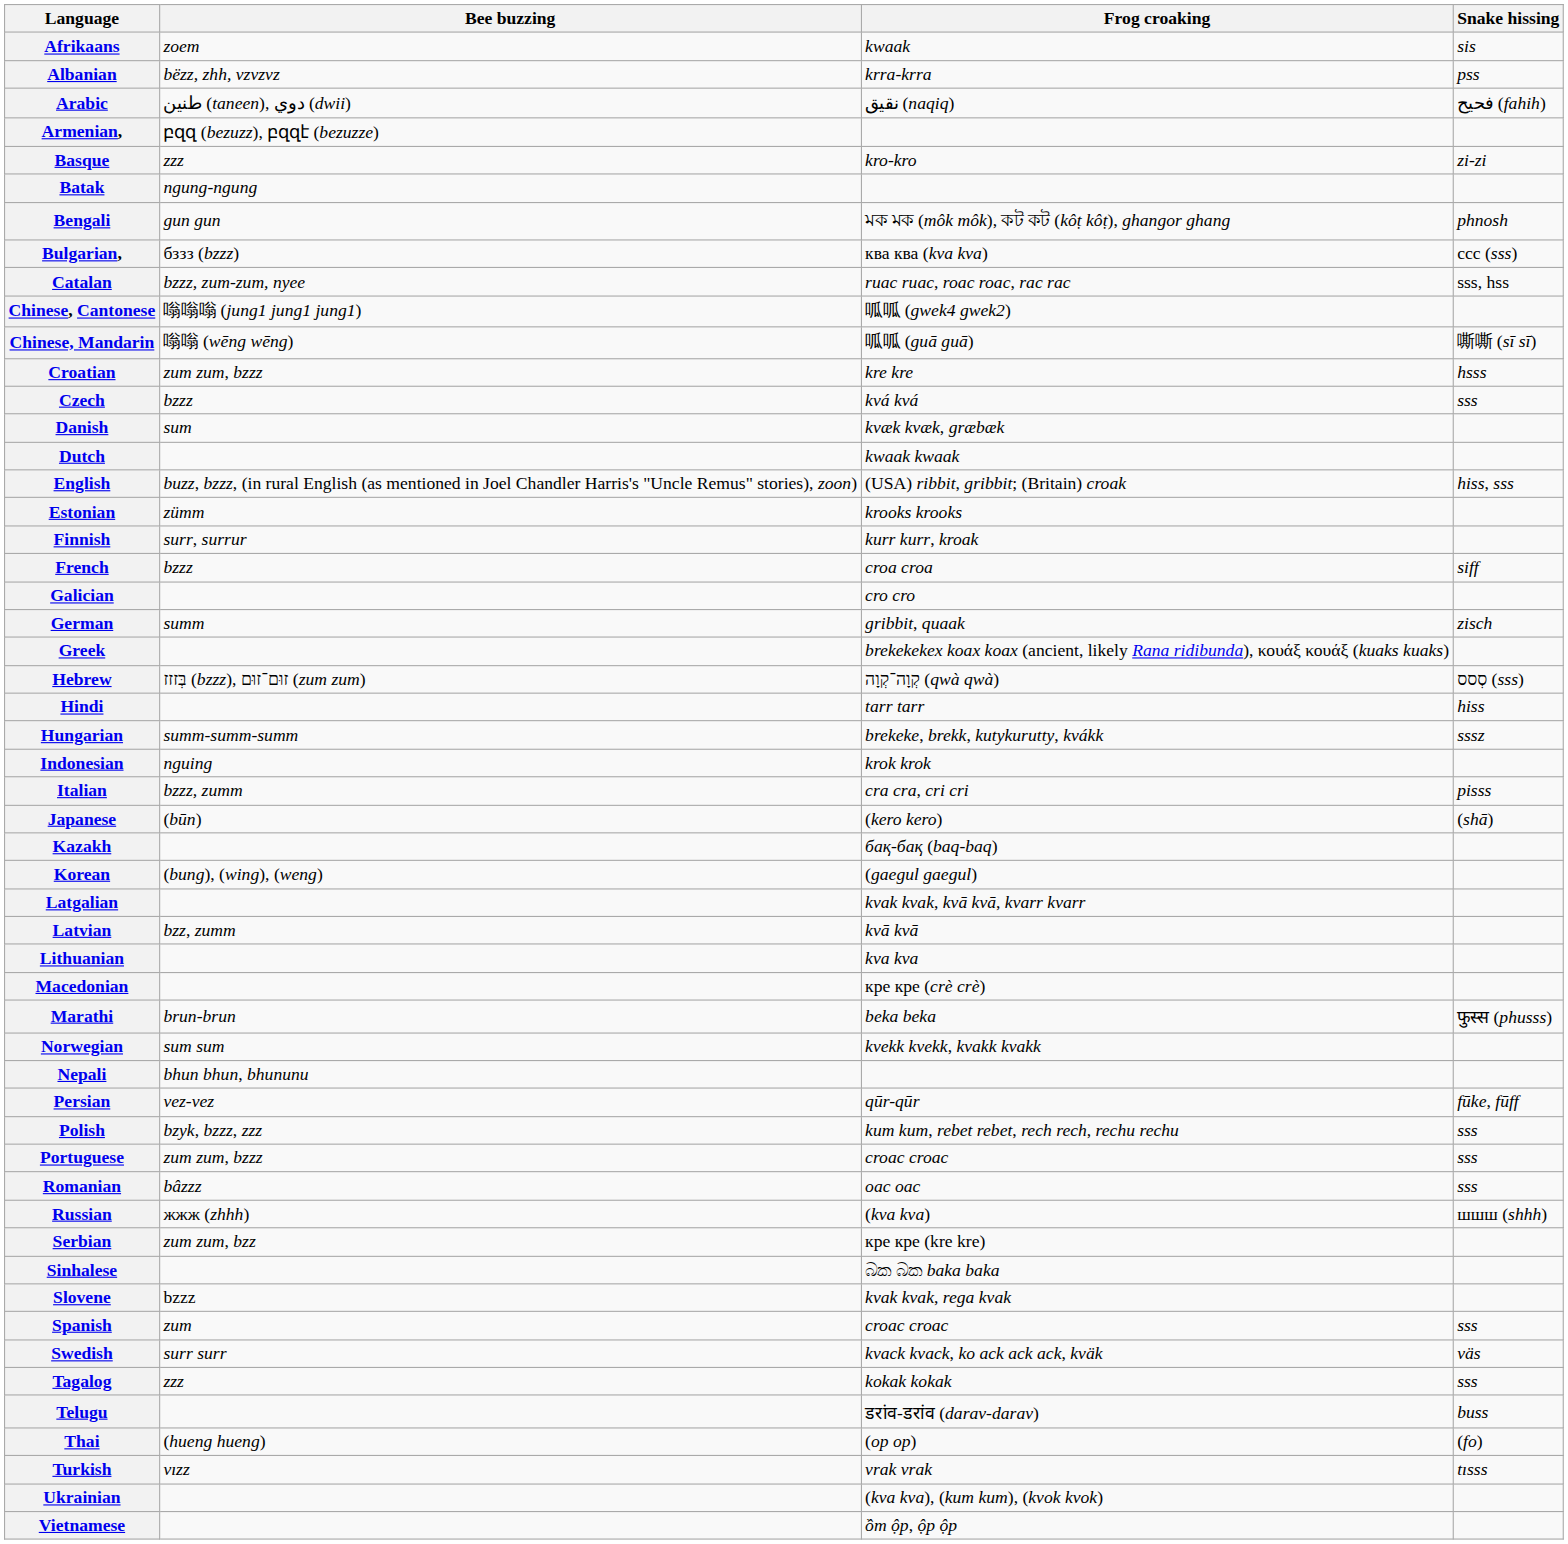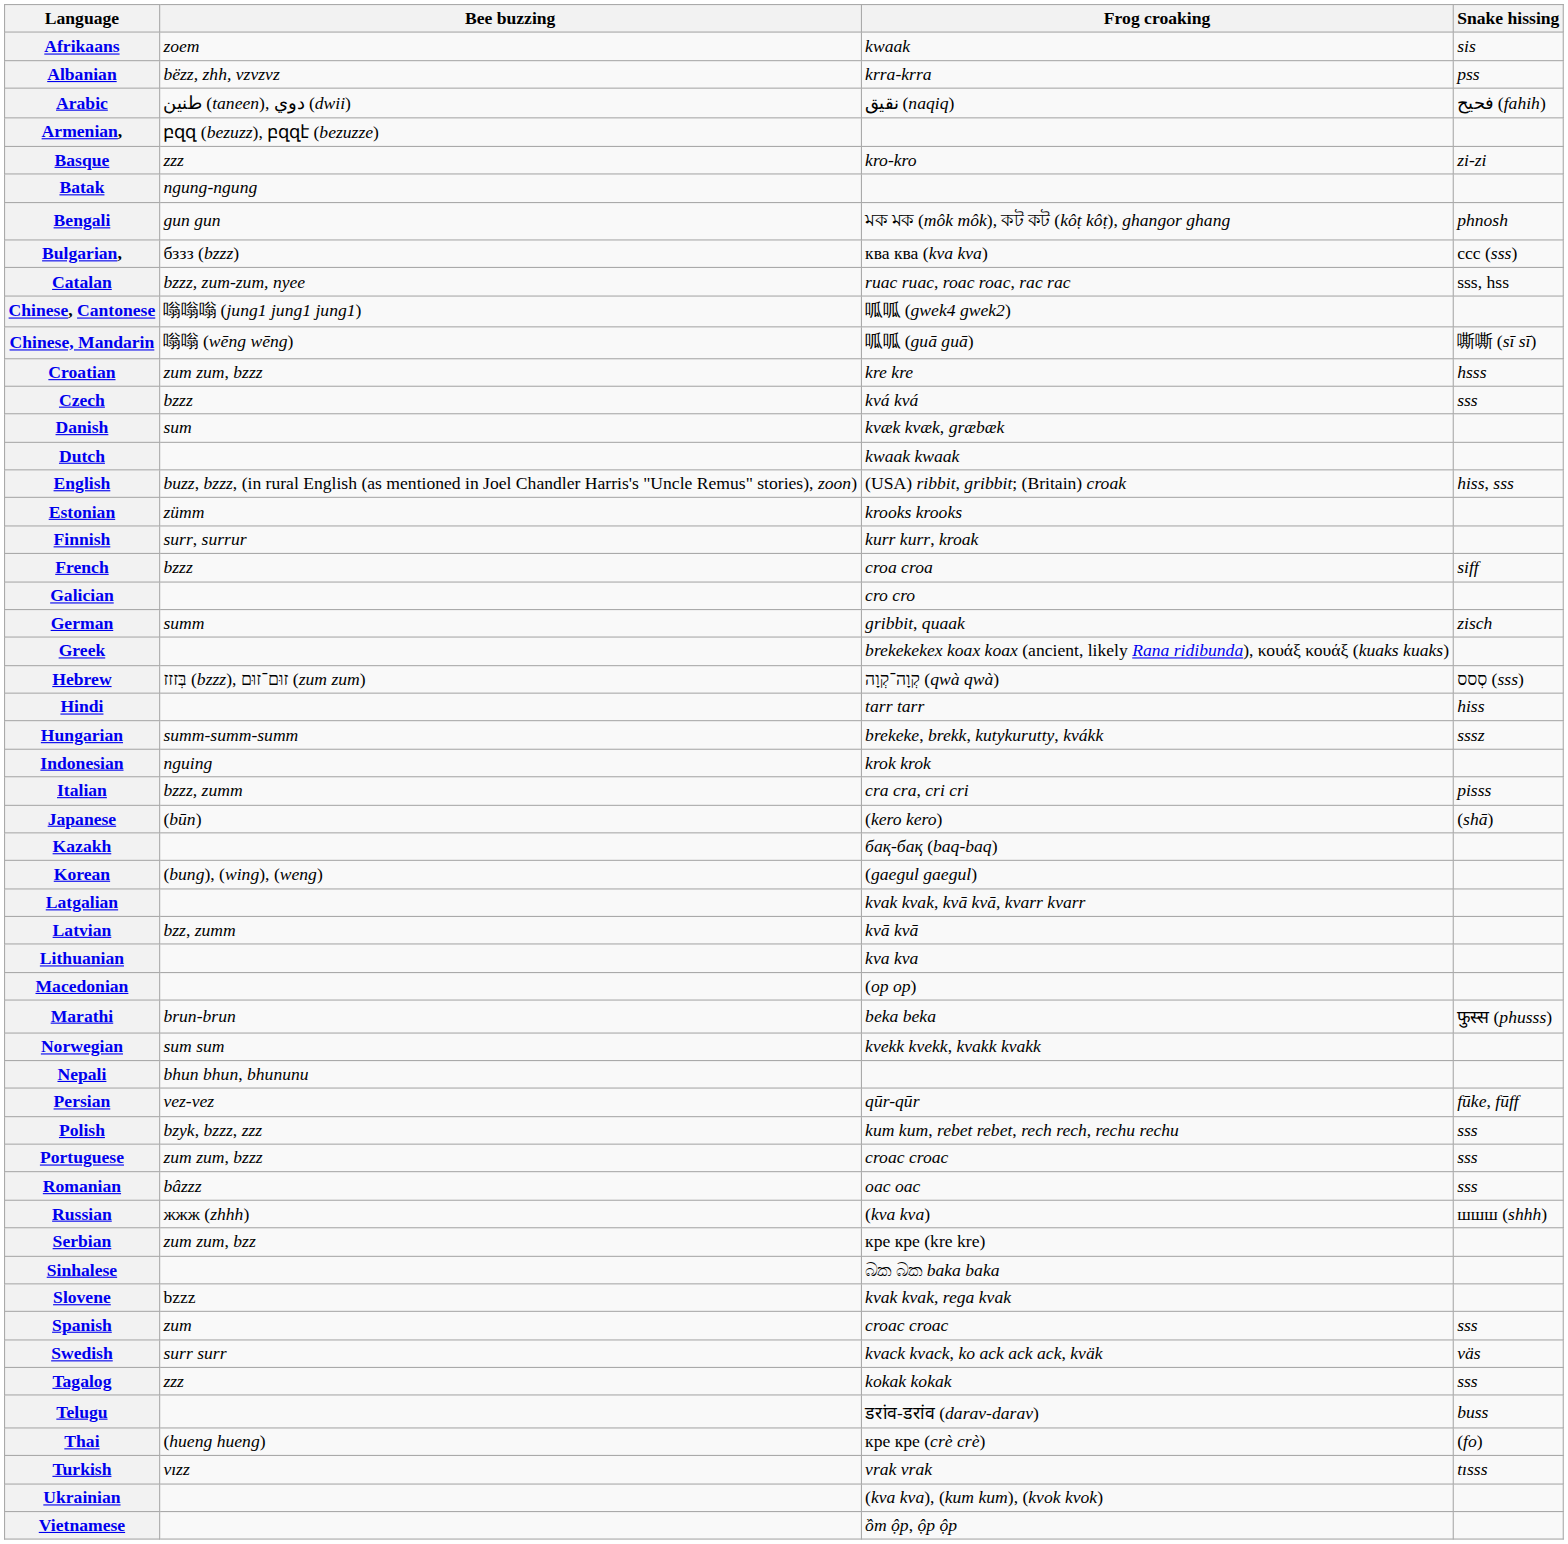(925, 986) кре кре (crè crè) -> (891, 986) (op op)
(891, 1441) (op op) -> (925, 1441) кре кре (crè crè)
